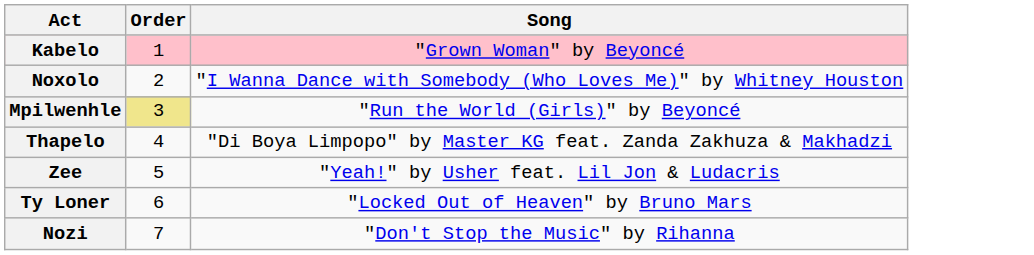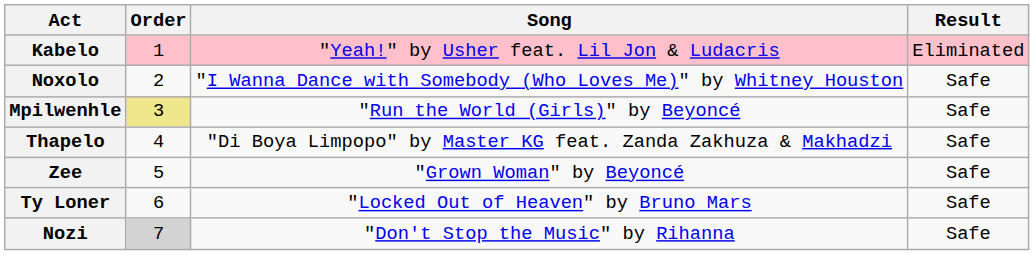+ column: (968, 20)
(549, 50) "Grown Woman" by Beyoncé -> (549, 50) "Yeah!" by Usher feat. Lil Jon & Ludacris
(549, 173) "Yeah!" by Usher feat. Lil Jon & Ludacris -> (549, 173) "Grown Woman" by Beyoncé
(159, 234) no background -> (159, 234) lightgrey background
